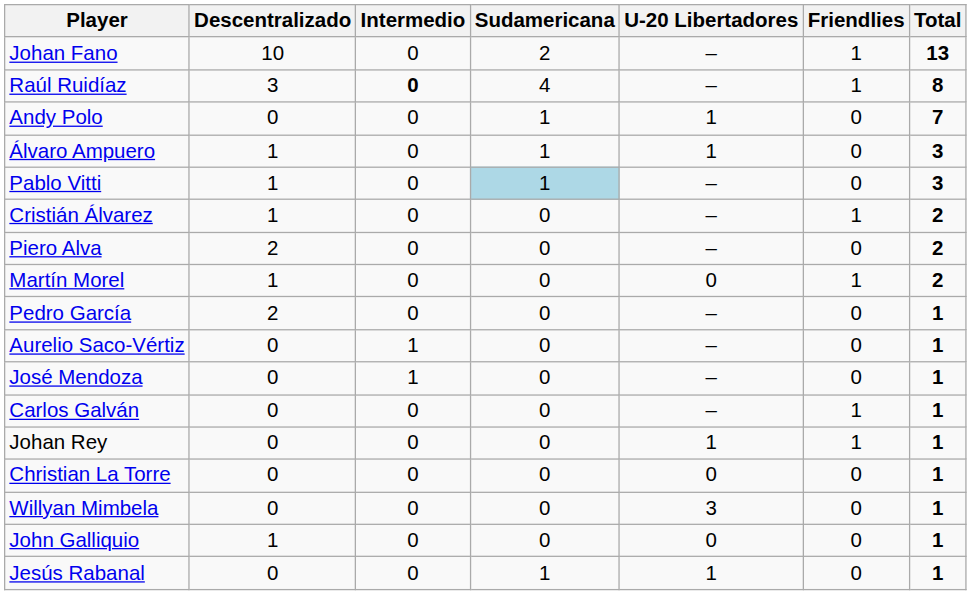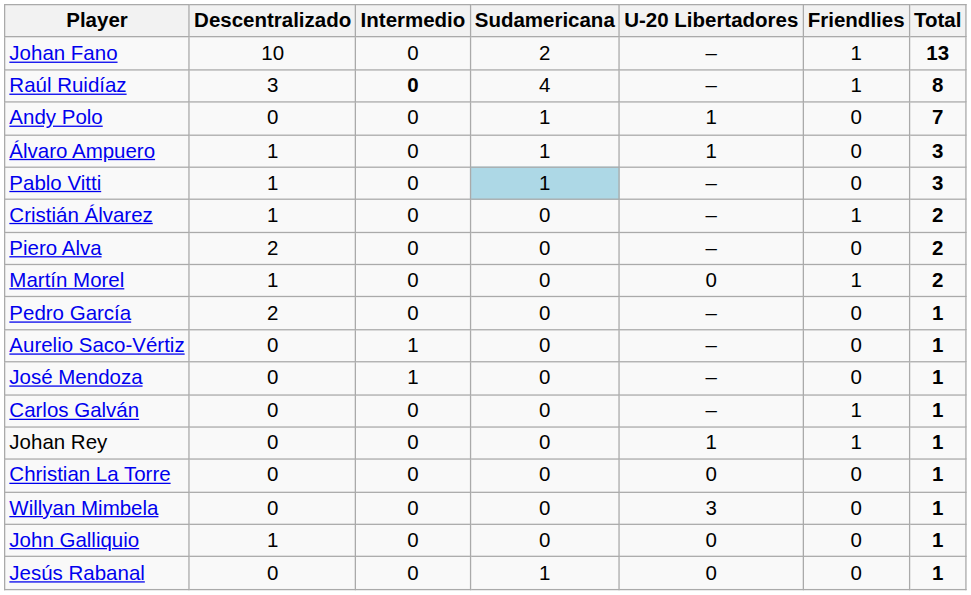(711, 572) 1 -> (711, 572) 0
